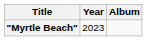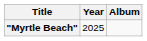(93, 28) 2023 -> (93, 28) 2025
